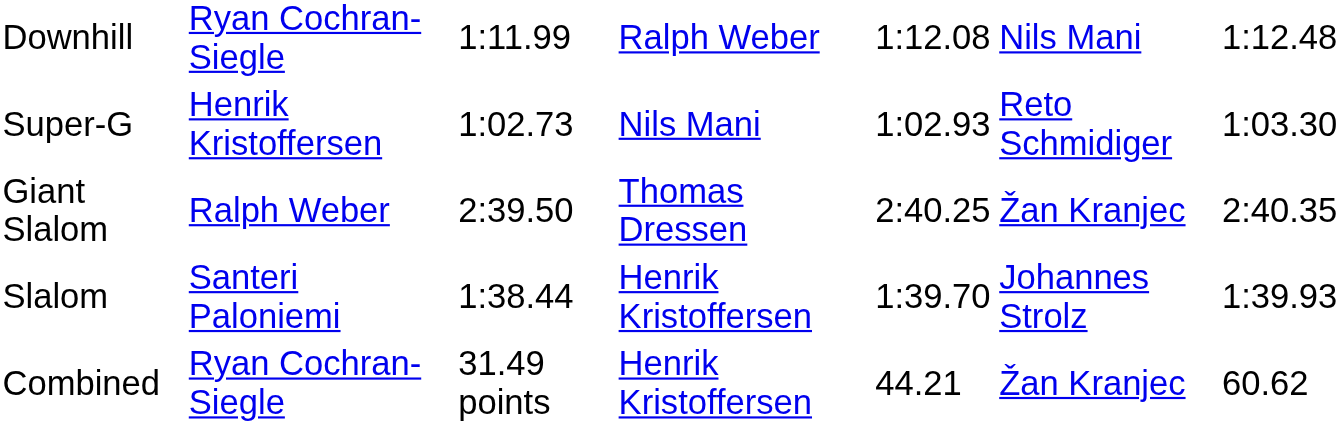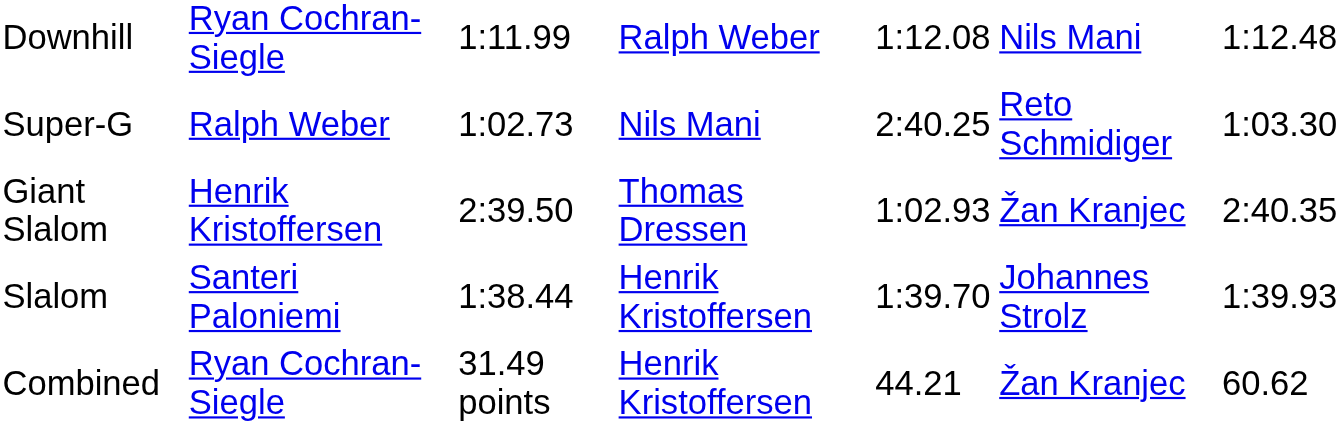(285, 124) Henrik Kristoffersen -> (289, 124) Ralph Weber
(933, 124) 1:02.93 -> (933, 124) 2:40.25
(289, 210) Ralph Weber -> (285, 210) Henrik Kristoffersen
(933, 210) 2:40.25 -> (933, 210) 1:02.93
